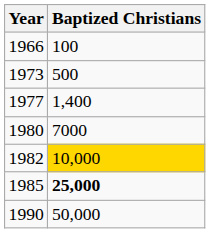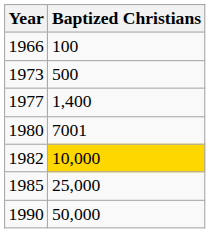(70, 130) 7000 -> (70, 130) 7001
(76, 185) bold -> (76, 185) normal
